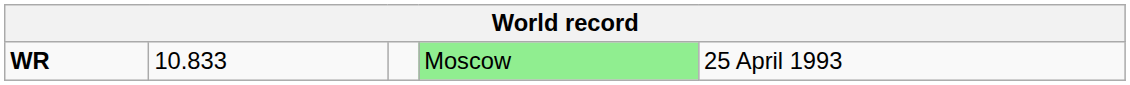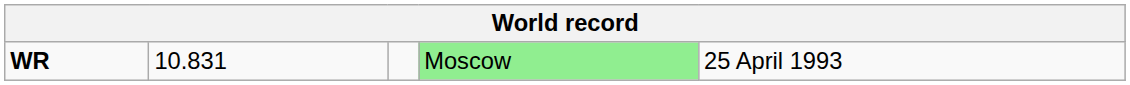(191, 60) 10.833 -> (191, 60) 10.831
